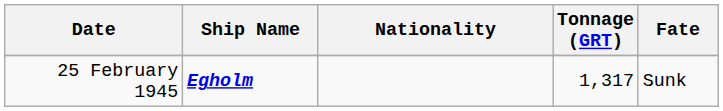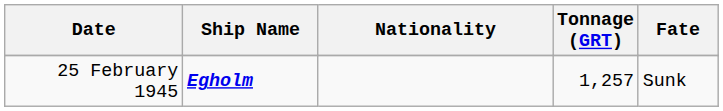(606, 81) 1,317 -> (606, 81) 1,257
